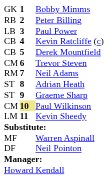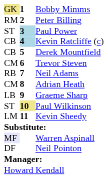(11, 9) no background -> (11, 9) khaki background
(10, 20) RB -> (11, 20) RM
(10, 30) LB -> (9, 30) ST
(22, 30) no background -> (22, 30) lightblue background
(22, 41) no background -> (22, 41) lightblue background
(11, 73) RM -> (10, 73) RB
(9, 84) ST -> (11, 84) CM
(9, 95) ST -> (10, 95) LB
(11, 105) CM -> (9, 105) ST
(11, 138) no background -> (11, 138) lavender background
